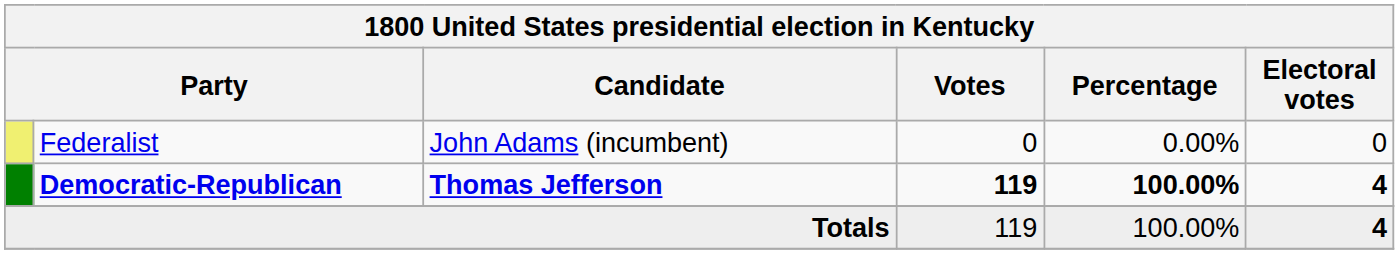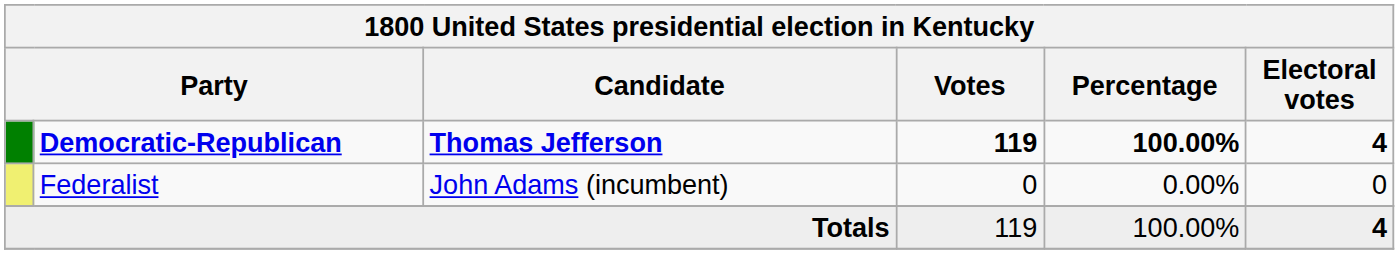rows swapped: (191, 185) <-> (99, 142)
